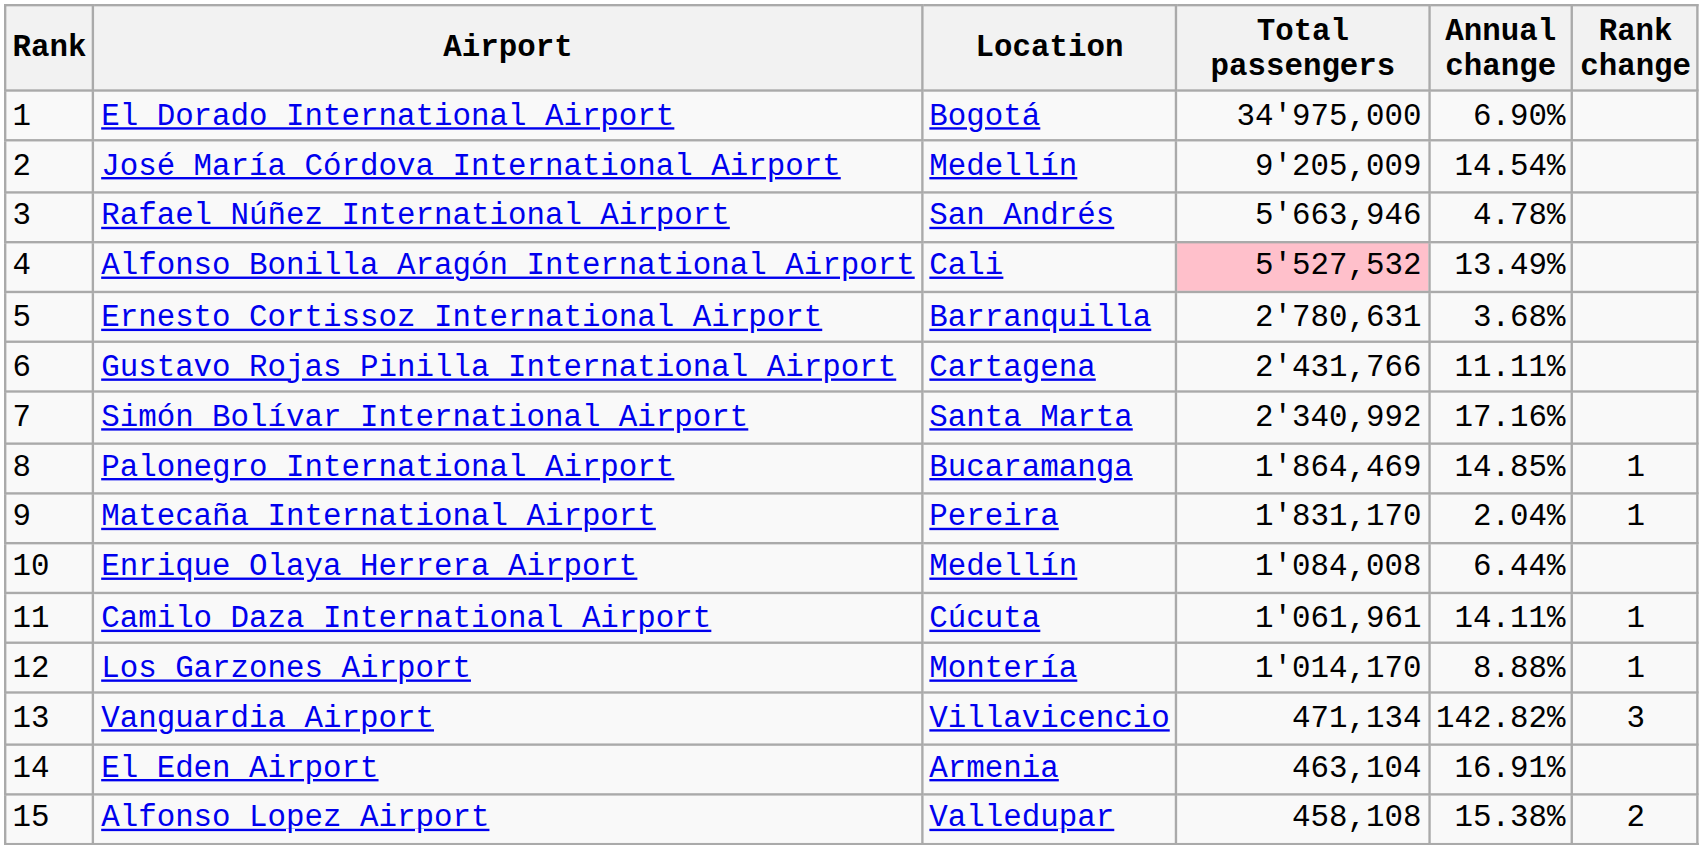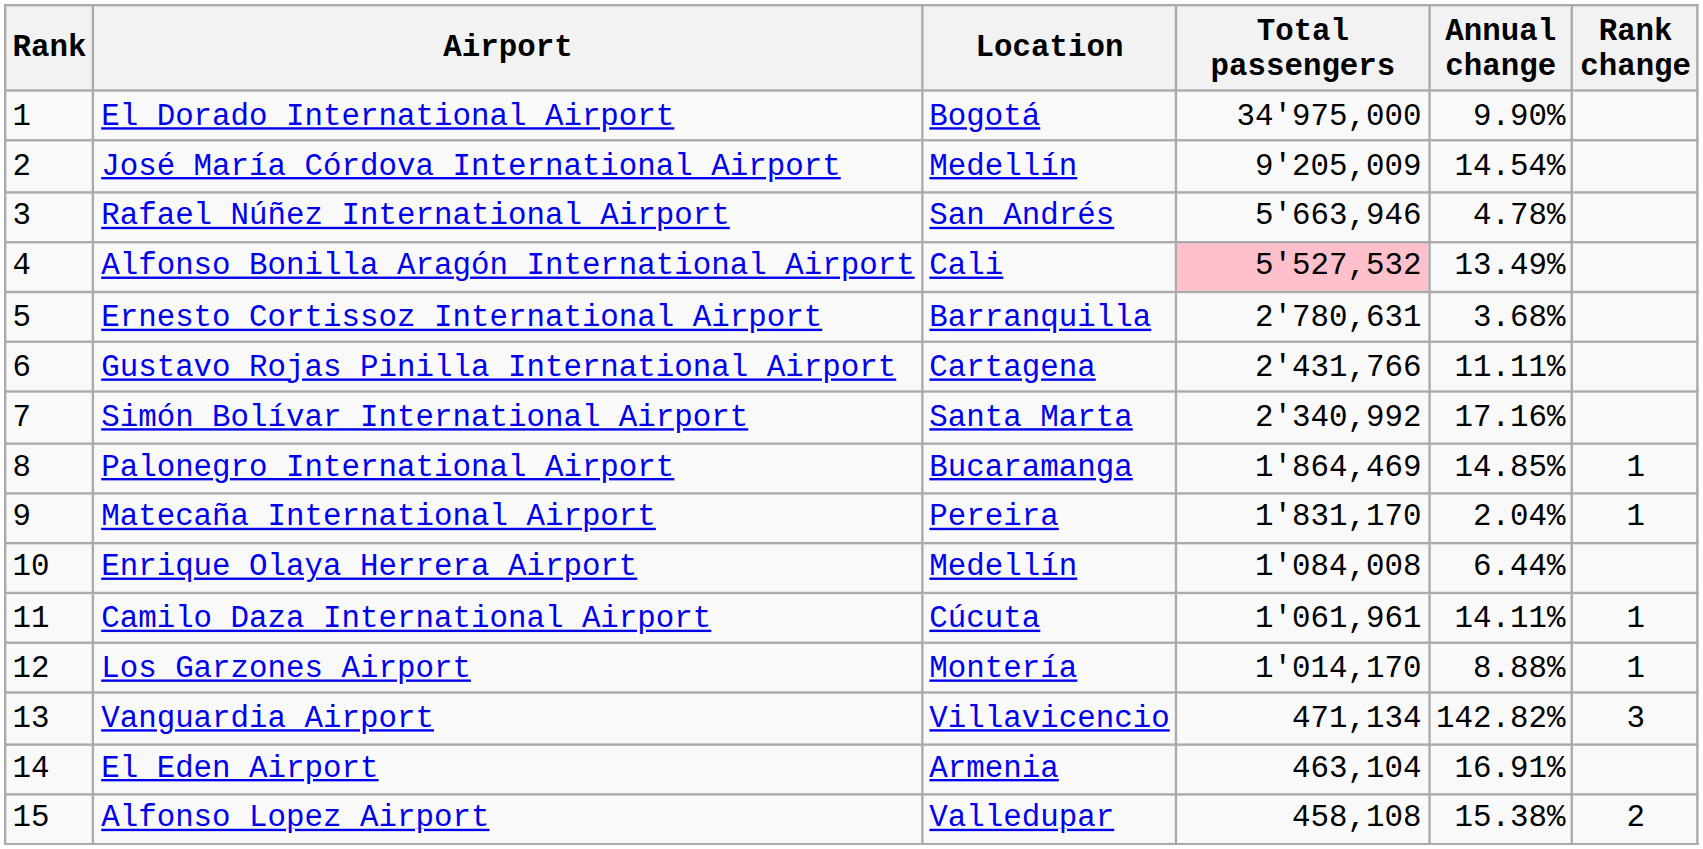(1519, 116) 6.90% -> (1519, 116) 9.90%
